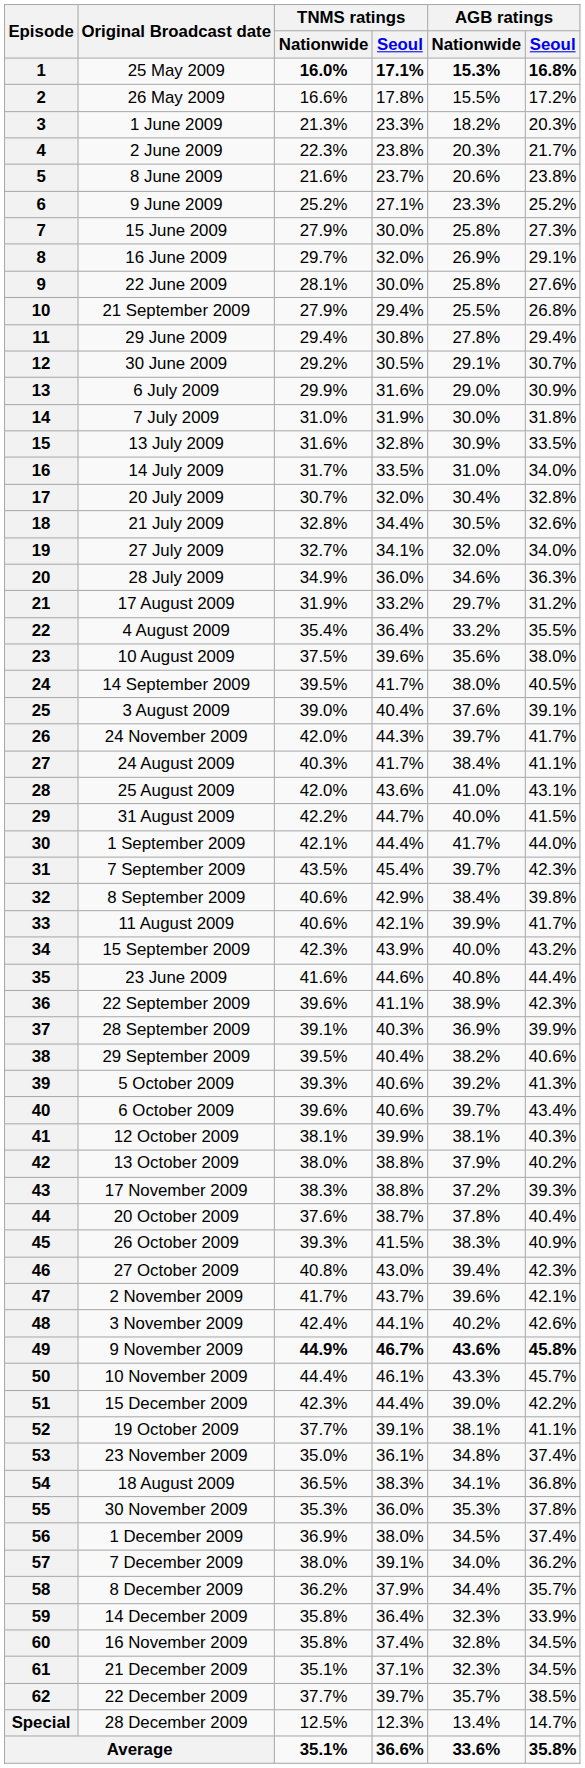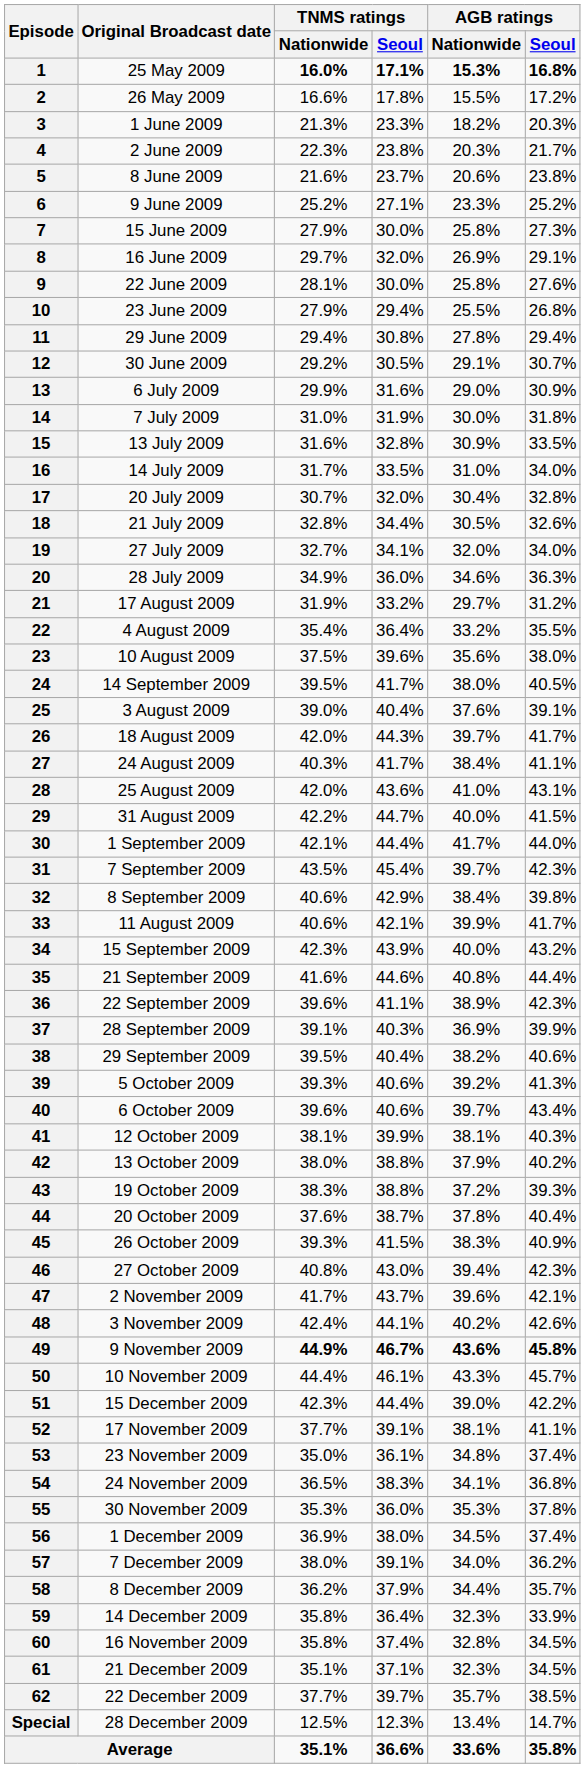(176, 310) 21 September 2009 -> (176, 310) 23 June 2009
(176, 737) 24 November 2009 -> (176, 737) 18 August 2009
(176, 976) 23 June 2009 -> (176, 976) 21 September 2009
(176, 1190) 17 November 2009 -> (176, 1190) 19 October 2009
(176, 1429) 19 October 2009 -> (176, 1429) 17 November 2009
(176, 1483) 18 August 2009 -> (176, 1483) 24 November 2009
